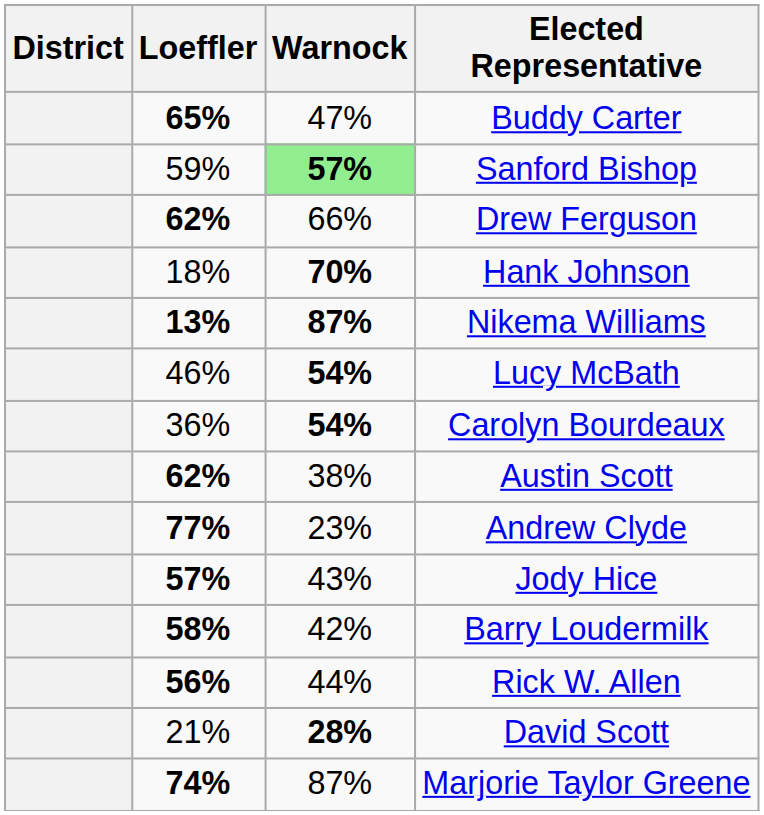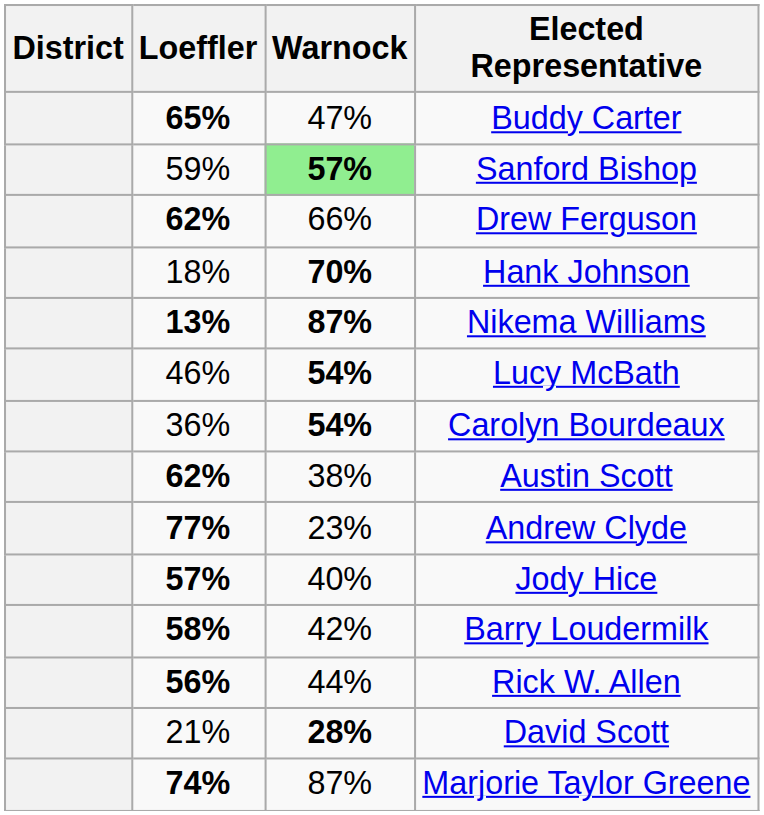(340, 579) 43% -> (340, 579) 40%
